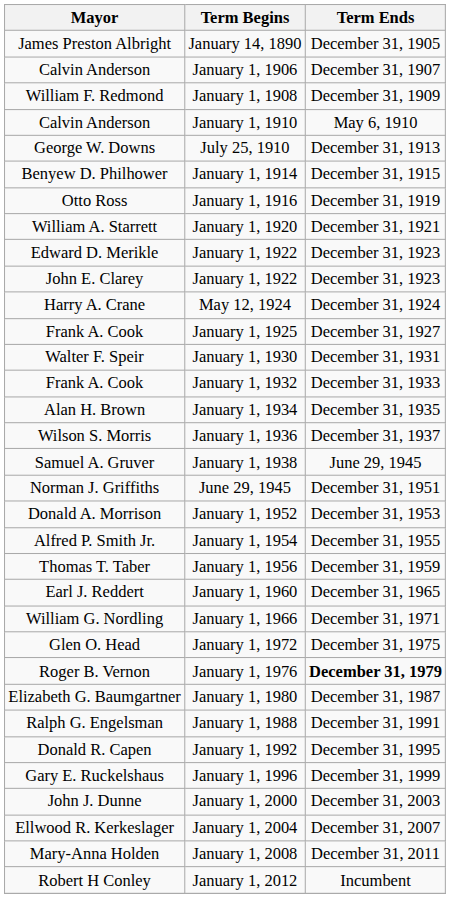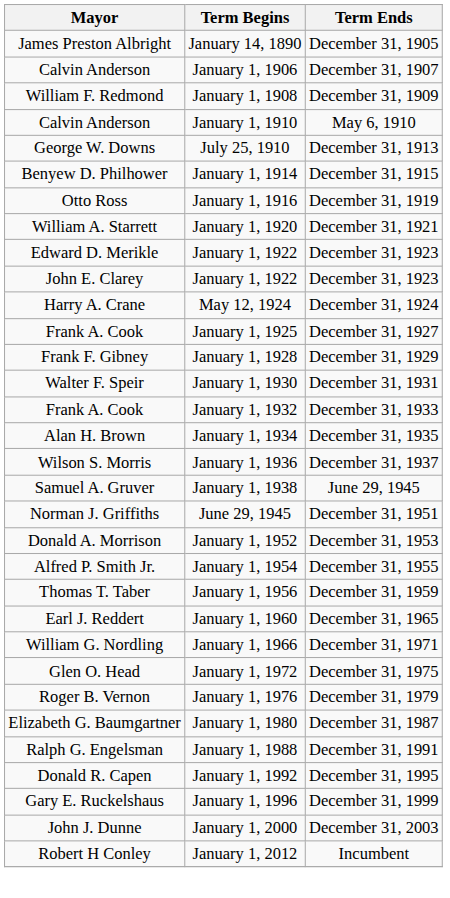+ row: (95, 357)
(376, 670) bold -> (374, 697) normal
- row: (95, 827)
- row: (95, 853)
